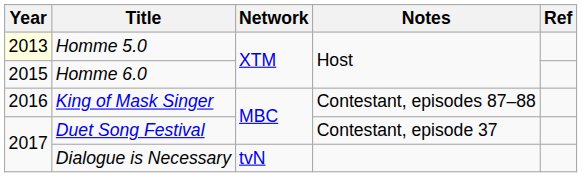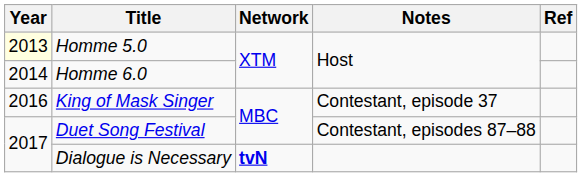(28, 74) 2015 -> (28, 74) 2014
(426, 102) Contestant, episodes 87–88 -> (407, 102) Contestant, episode 37
(407, 130) Contestant, episode 37 -> (426, 130) Contestant, episodes 87–88
(252, 158) normal -> (253, 158) bold
